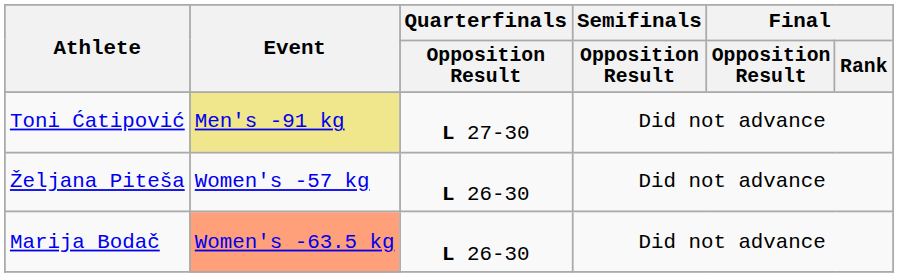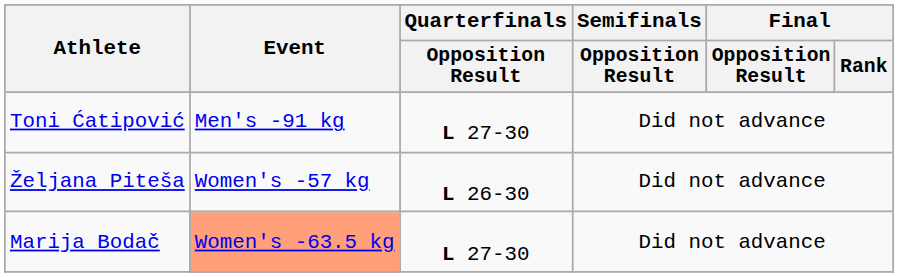(270, 122) khaki background -> (270, 122) no background
(486, 254) L 26-30 -> (486, 254) L 27-30
